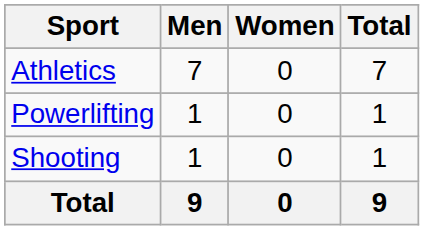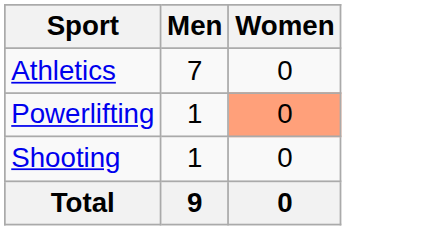- column: (379, 26)
(285, 114) no background -> (285, 114) lightsalmon background
